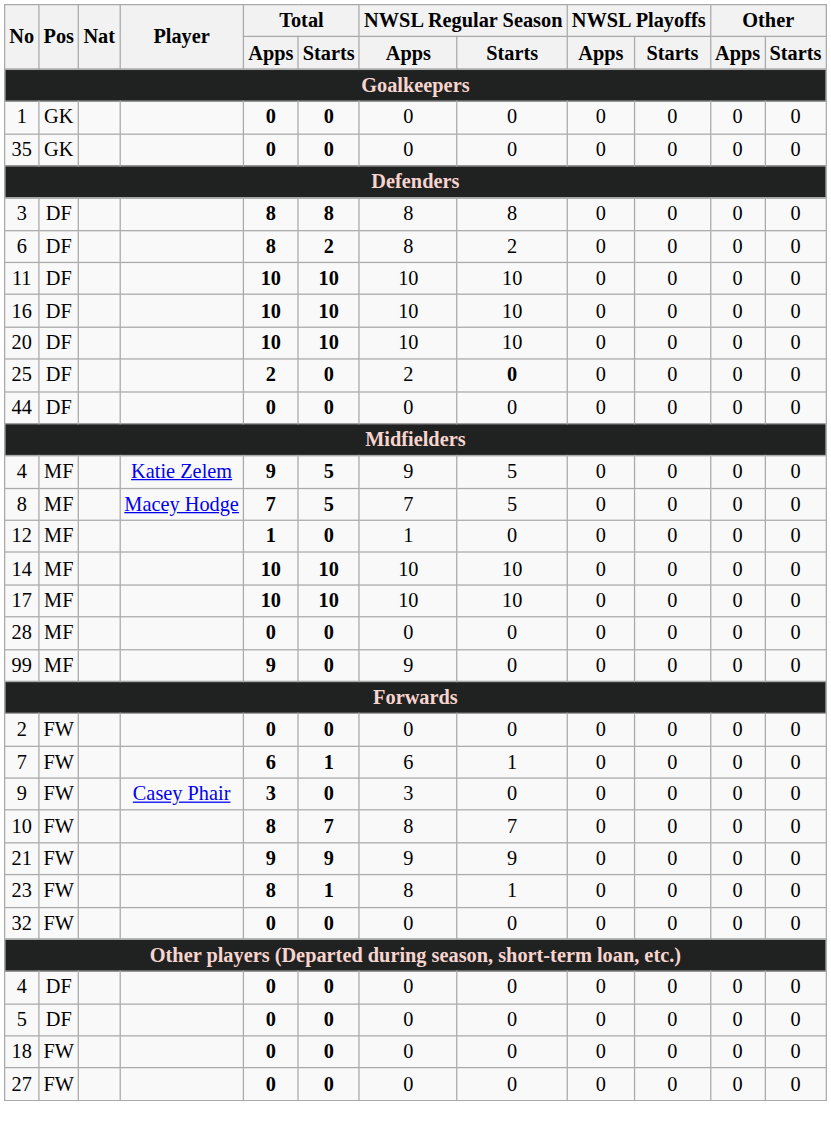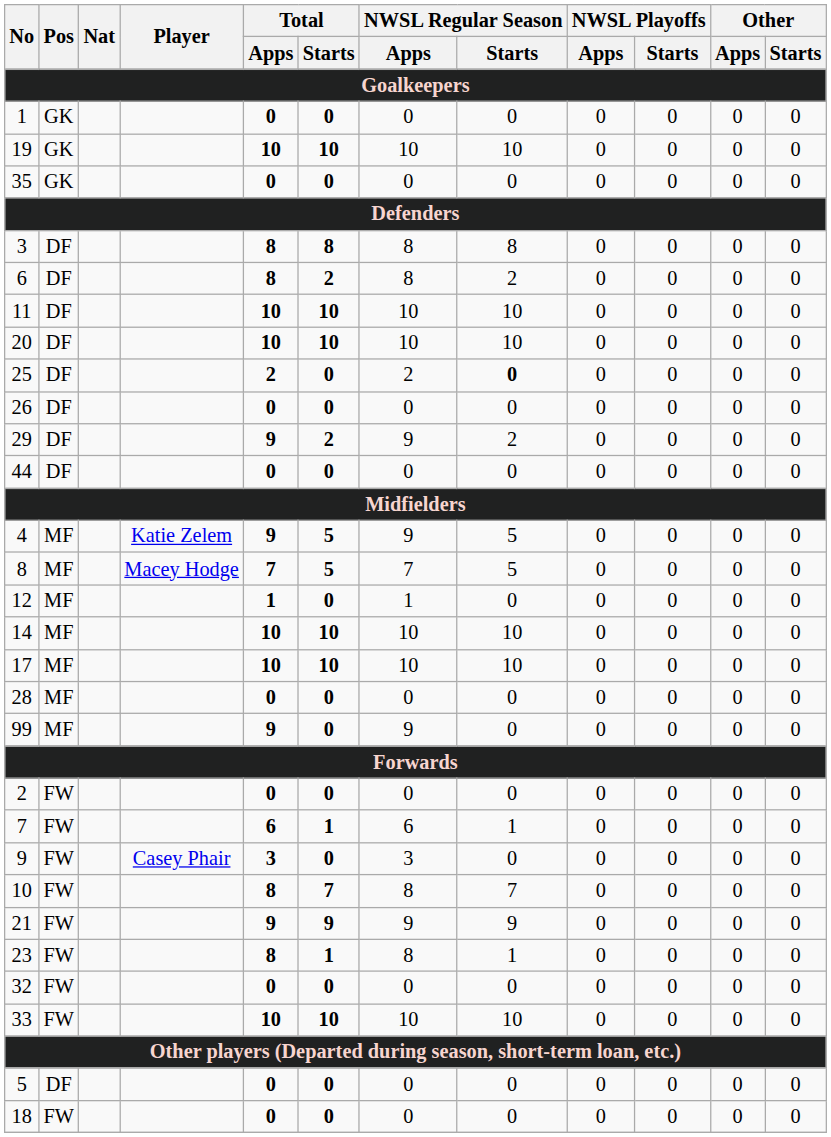+ row: (22, 149)
- row: (22, 310)
+ row: (22, 407)
+ row: (22, 439)
+ row: (22, 1019)
- row: (22, 987)
- row: (22, 1084)
